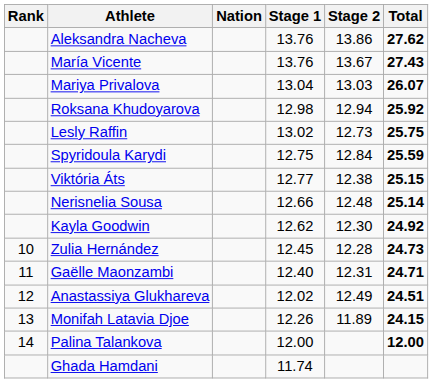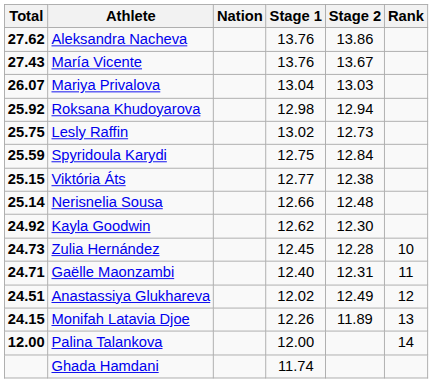columns swapped: (26, 16) <-> (405, 16)
